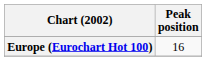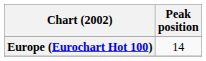(178, 46) 16 -> (178, 46) 14
